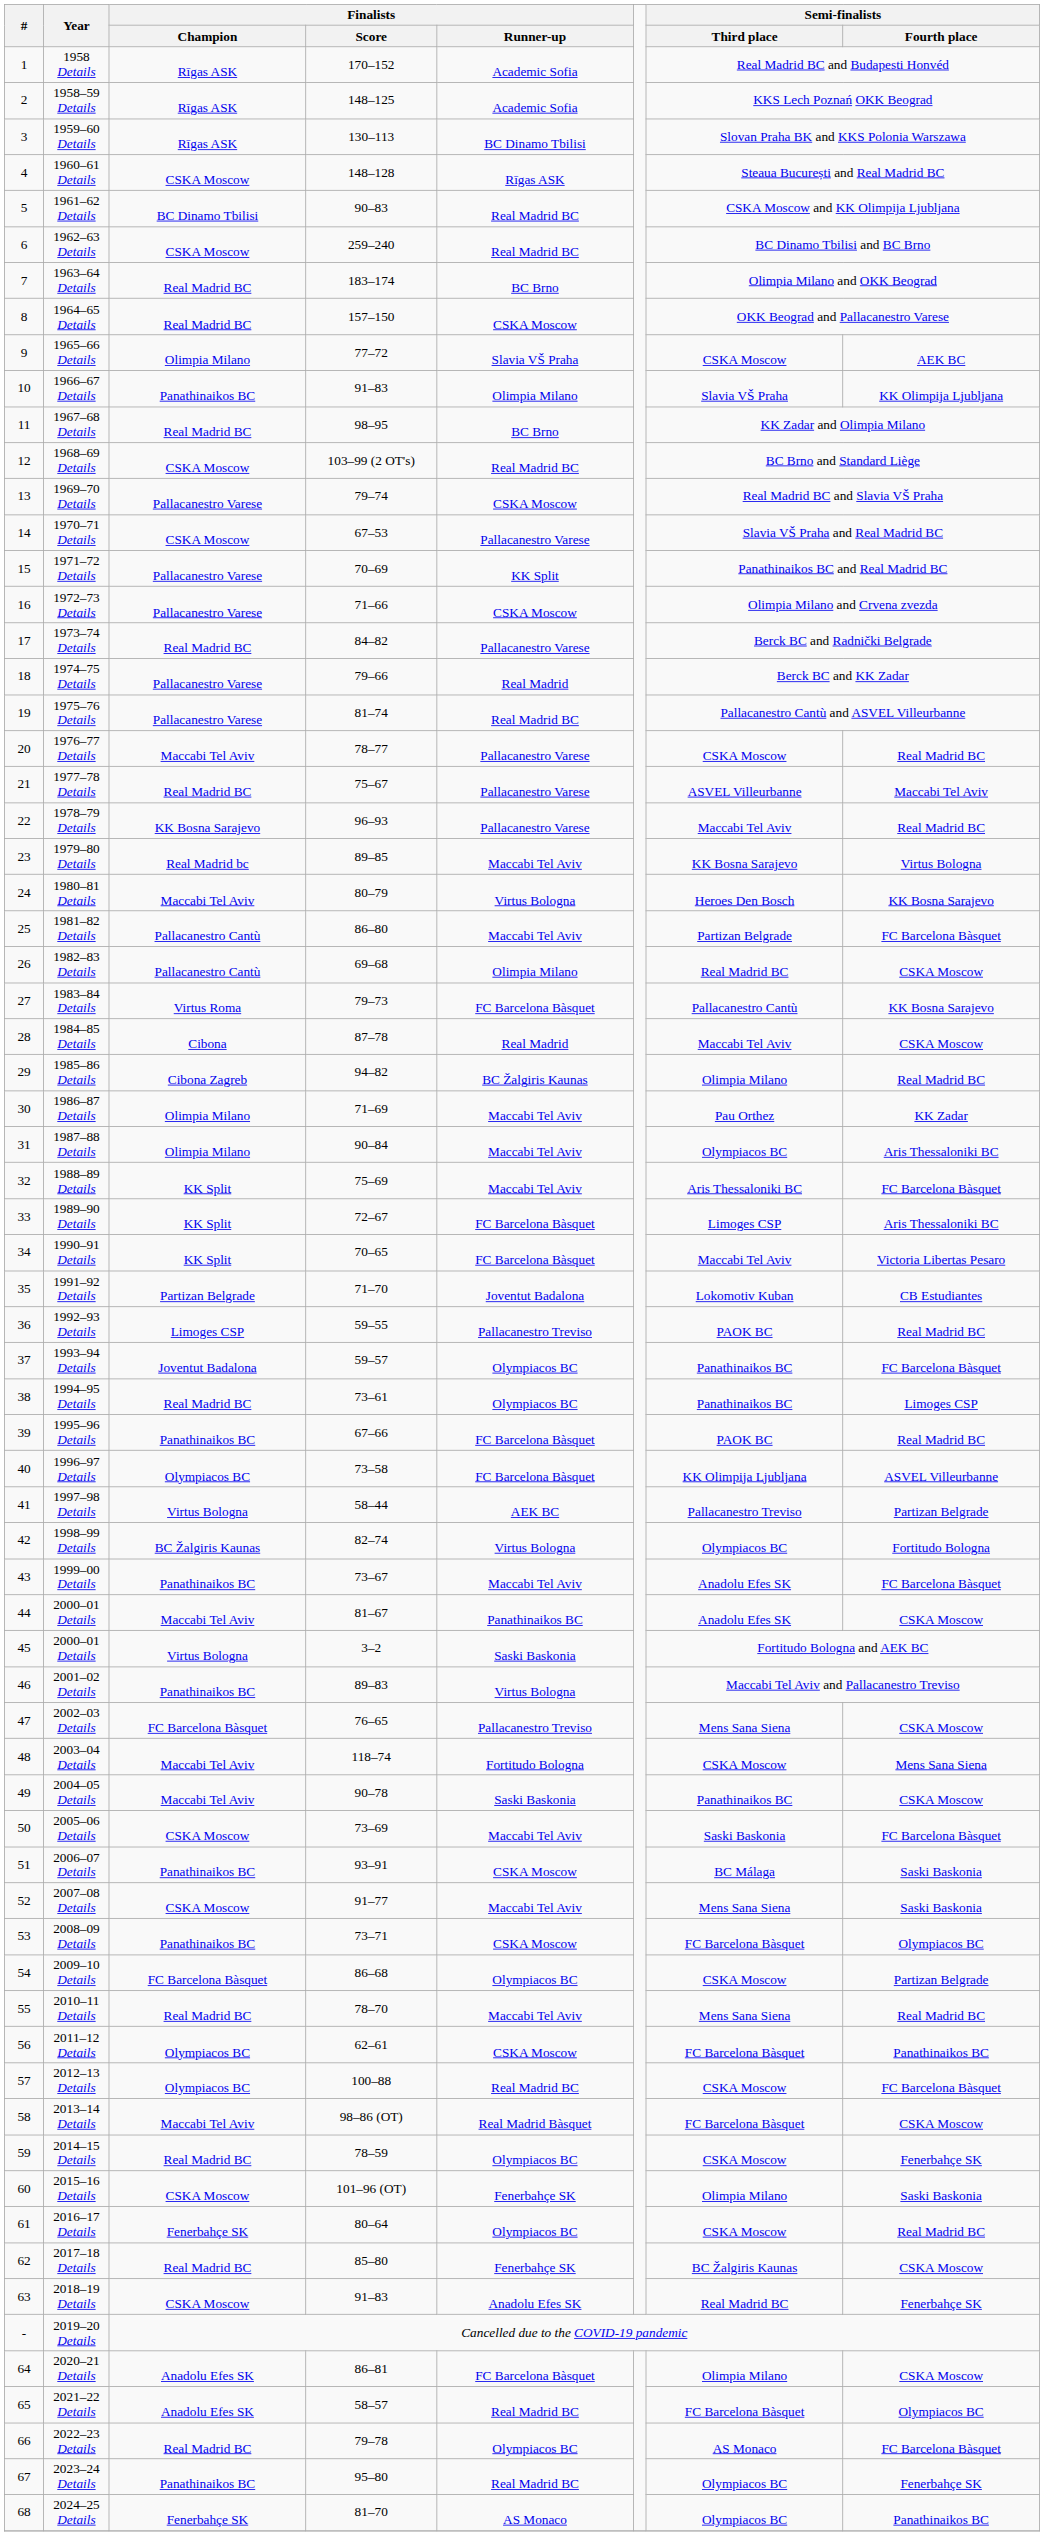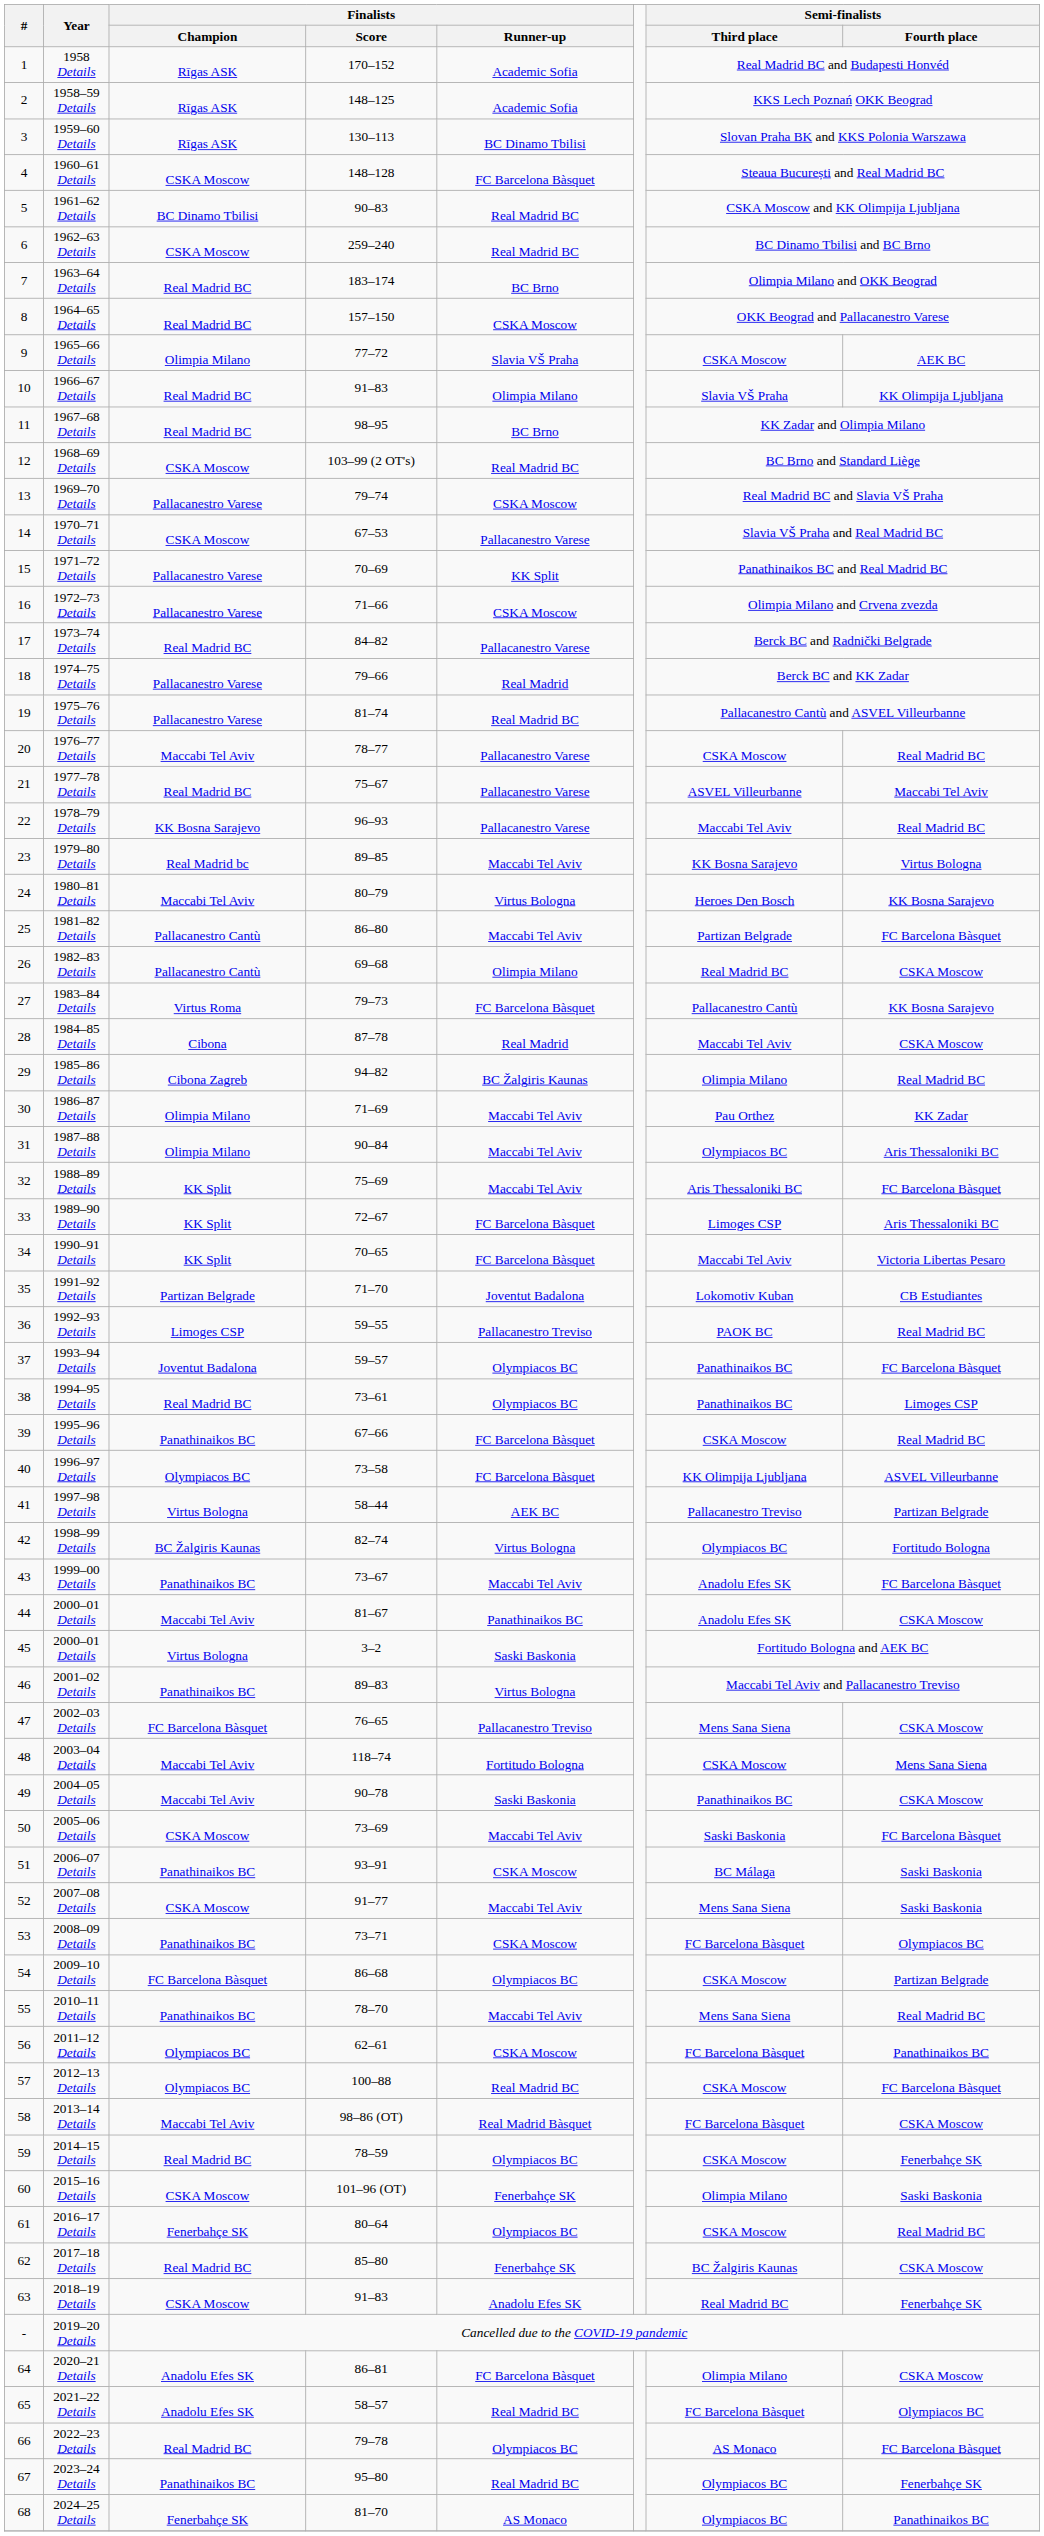(535, 180) Rīgas ASK -> (535, 180) FC Barcelona Bàsquet
(207, 396) Panathinaikos BC -> (207, 396) Real Madrid BC
(745, 1440) PAOK BC -> (745, 1440) CSKA Moscow
(207, 2016) Real Madrid BC -> (207, 2016) Panathinaikos BC
